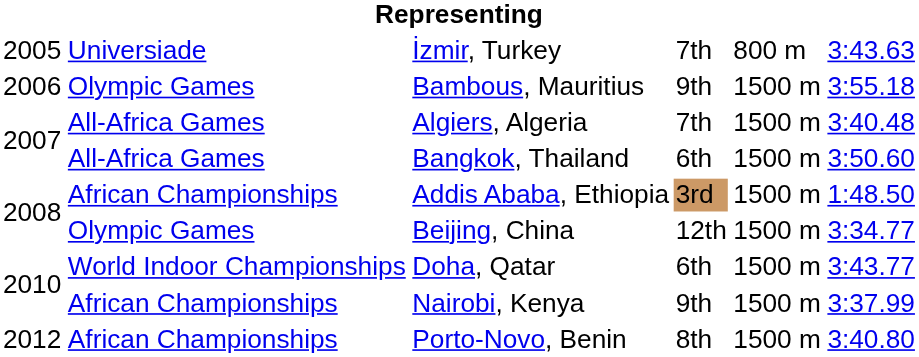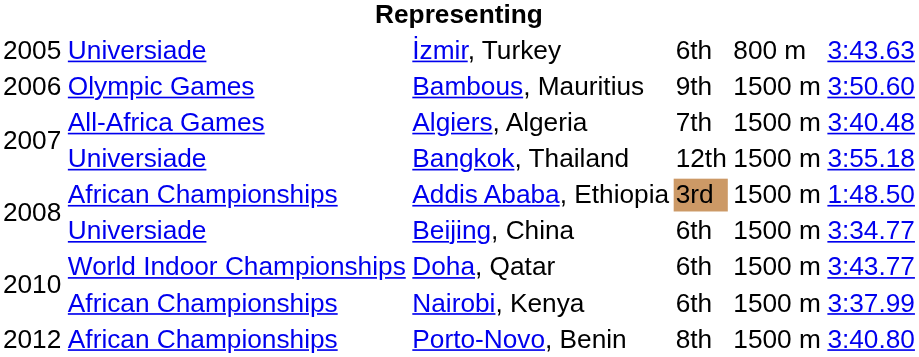(694, 50) 7th -> (694, 50) 6th
(871, 86) 3:55.18 -> (871, 86) 3:50.60
(166, 158) All-Africa Games -> (137, 158) Universiade
(694, 158) 6th -> (701, 158) 12th
(871, 158) 3:50.60 -> (871, 158) 3:55.18
(161, 230) Olympic Games -> (137, 230) Universiade
(701, 230) 12th -> (694, 230) 6th
(694, 302) 9th -> (694, 302) 6th
